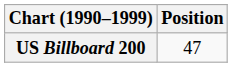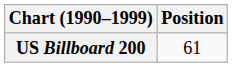(192, 47) 47 -> (192, 47) 61
